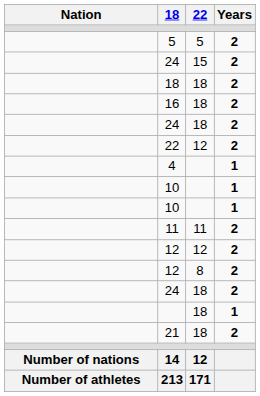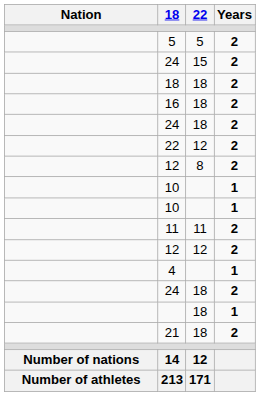rows swapped: (172, 270) <-> (172, 166)
